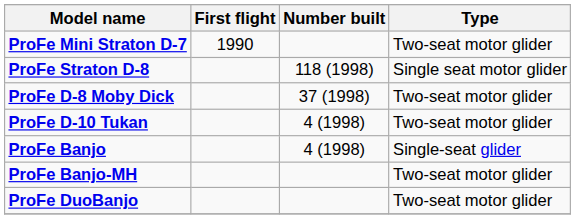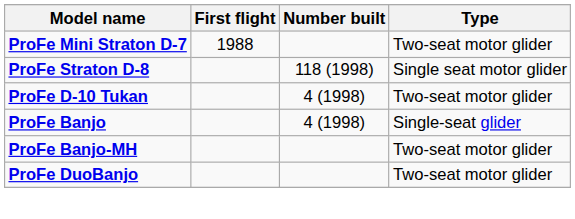(235, 44) 1990 -> (235, 44) 1988
- row: (91, 97)
